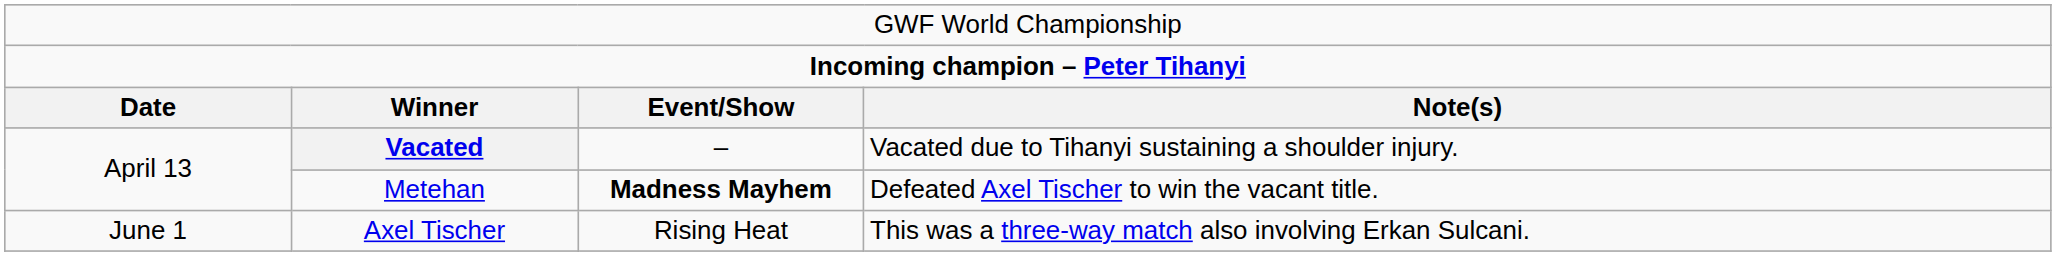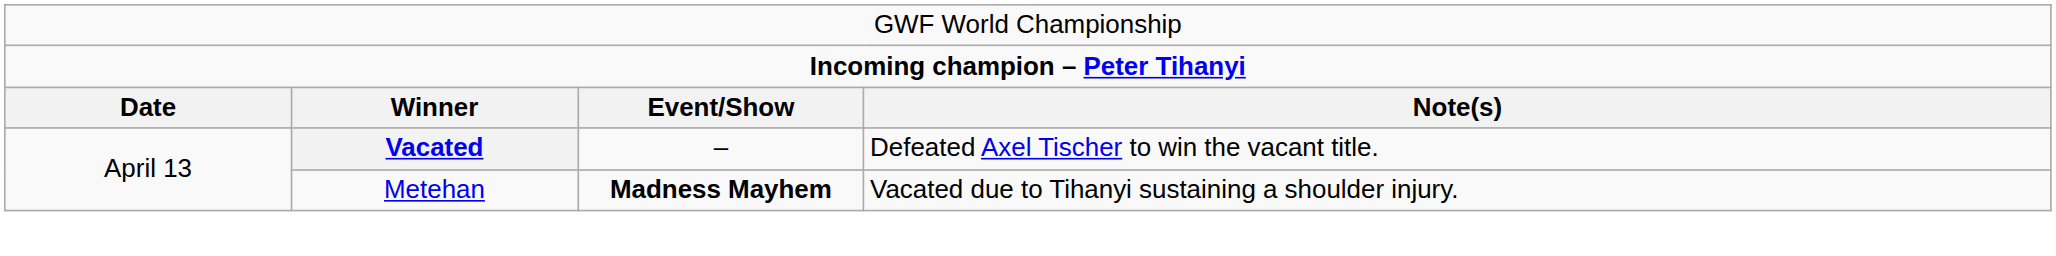(1164, 148) Vacated due to Tihanyi sustaining a shoulder injury. -> (1124, 148) Defeated Axel Tischer to win the vacant title.
(1124, 189) Defeated Axel Tischer to win the vacant title. -> (1164, 189) Vacated due to Tihanyi sustaining a shoulder injury.
- row: (434, 230)
